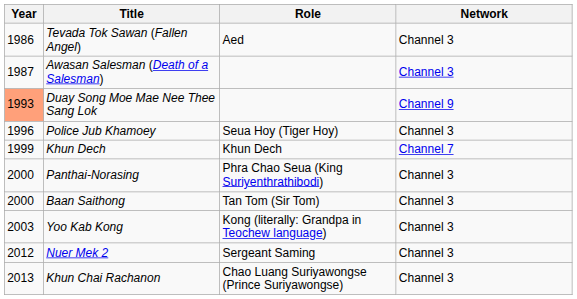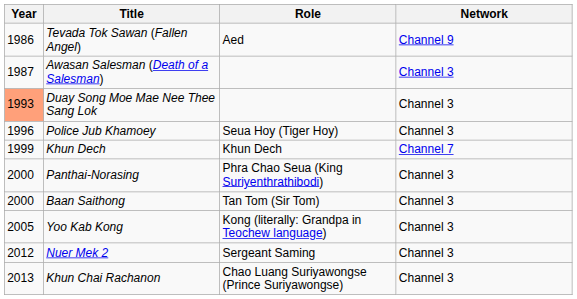(426, 39) Channel 3 -> (426, 39) Channel 9
(426, 104) Channel 9 -> (426, 104) Channel 3
(20, 227) 2003 -> (20, 227) 2005
